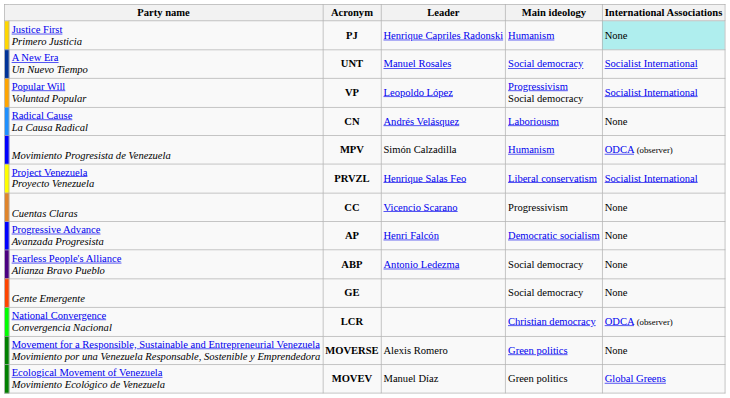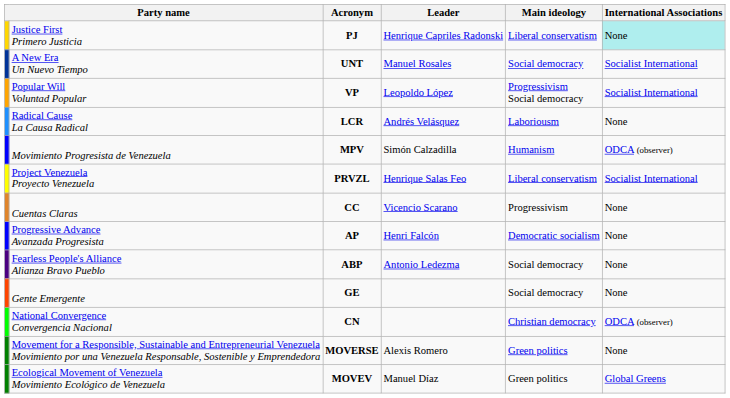(531, 35) Humanism -> (552, 35) Liberal conservatism
(352, 121) CN -> (352, 121) LCR
(352, 321) LCR -> (352, 321) CN
